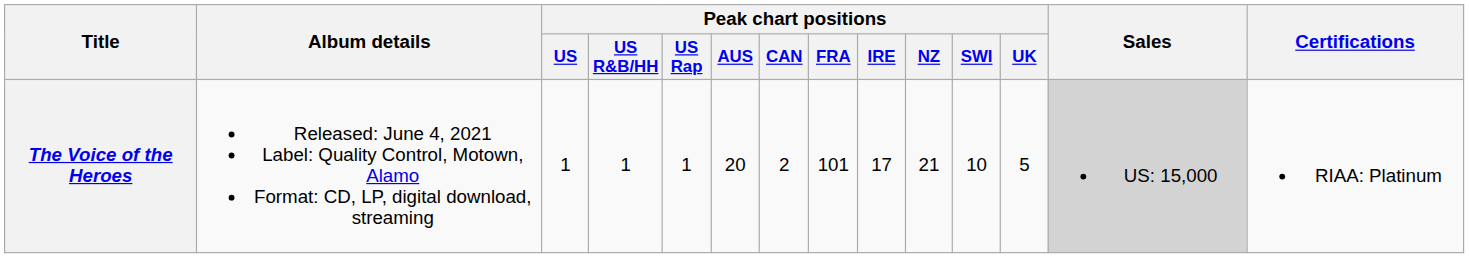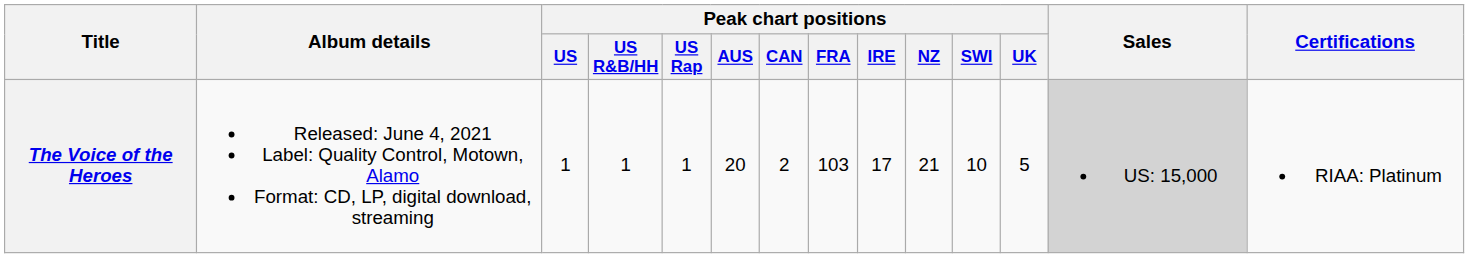(833, 165) 101 -> (833, 165) 103
